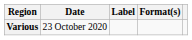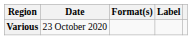columns swapped: (160, 12) <-> (123, 12)
